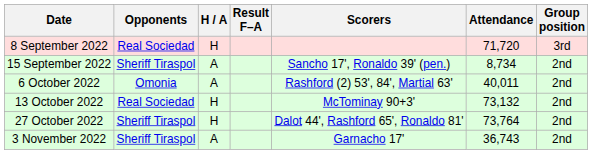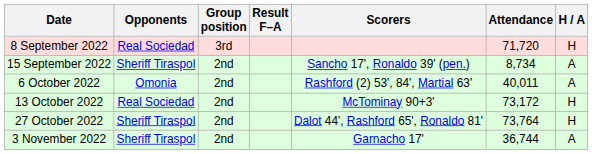columns swapped: (214, 20) <-> (562, 20)
(501, 102) 73,132 -> (521, 102) 73,172
(501, 139) 36,743 -> (521, 139) 36,744
